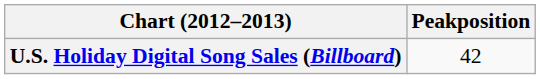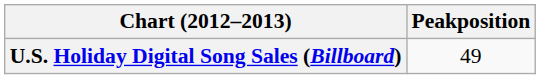(471, 55) 42 -> (471, 55) 49
